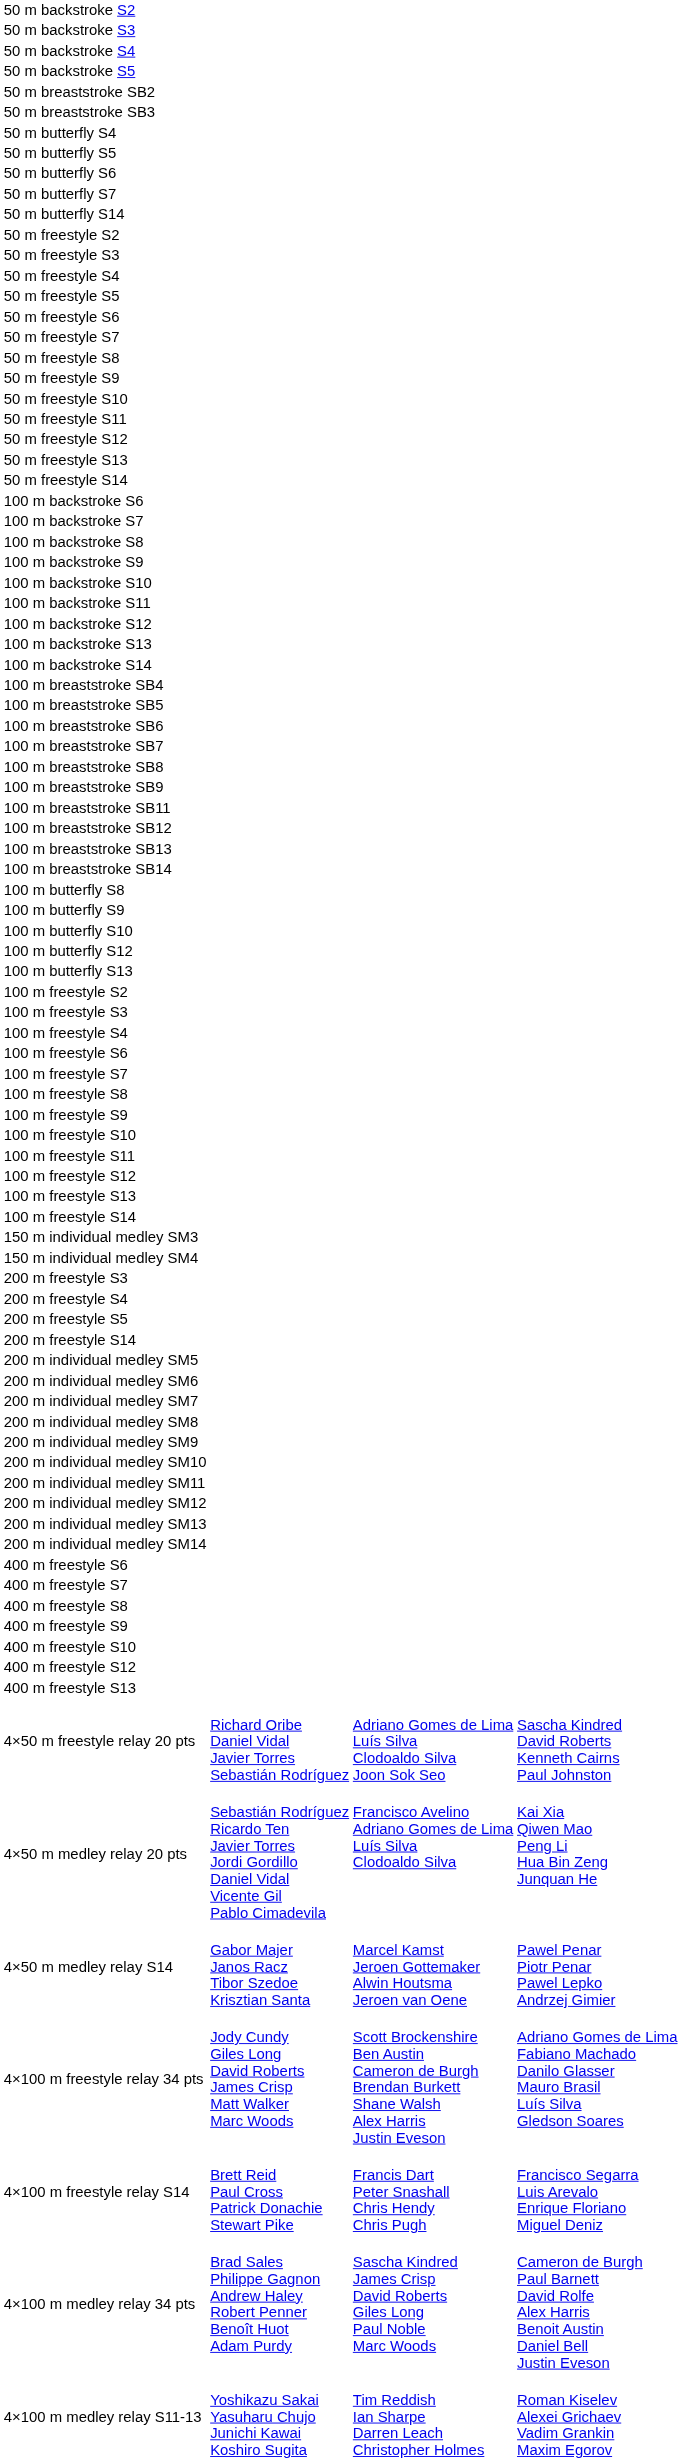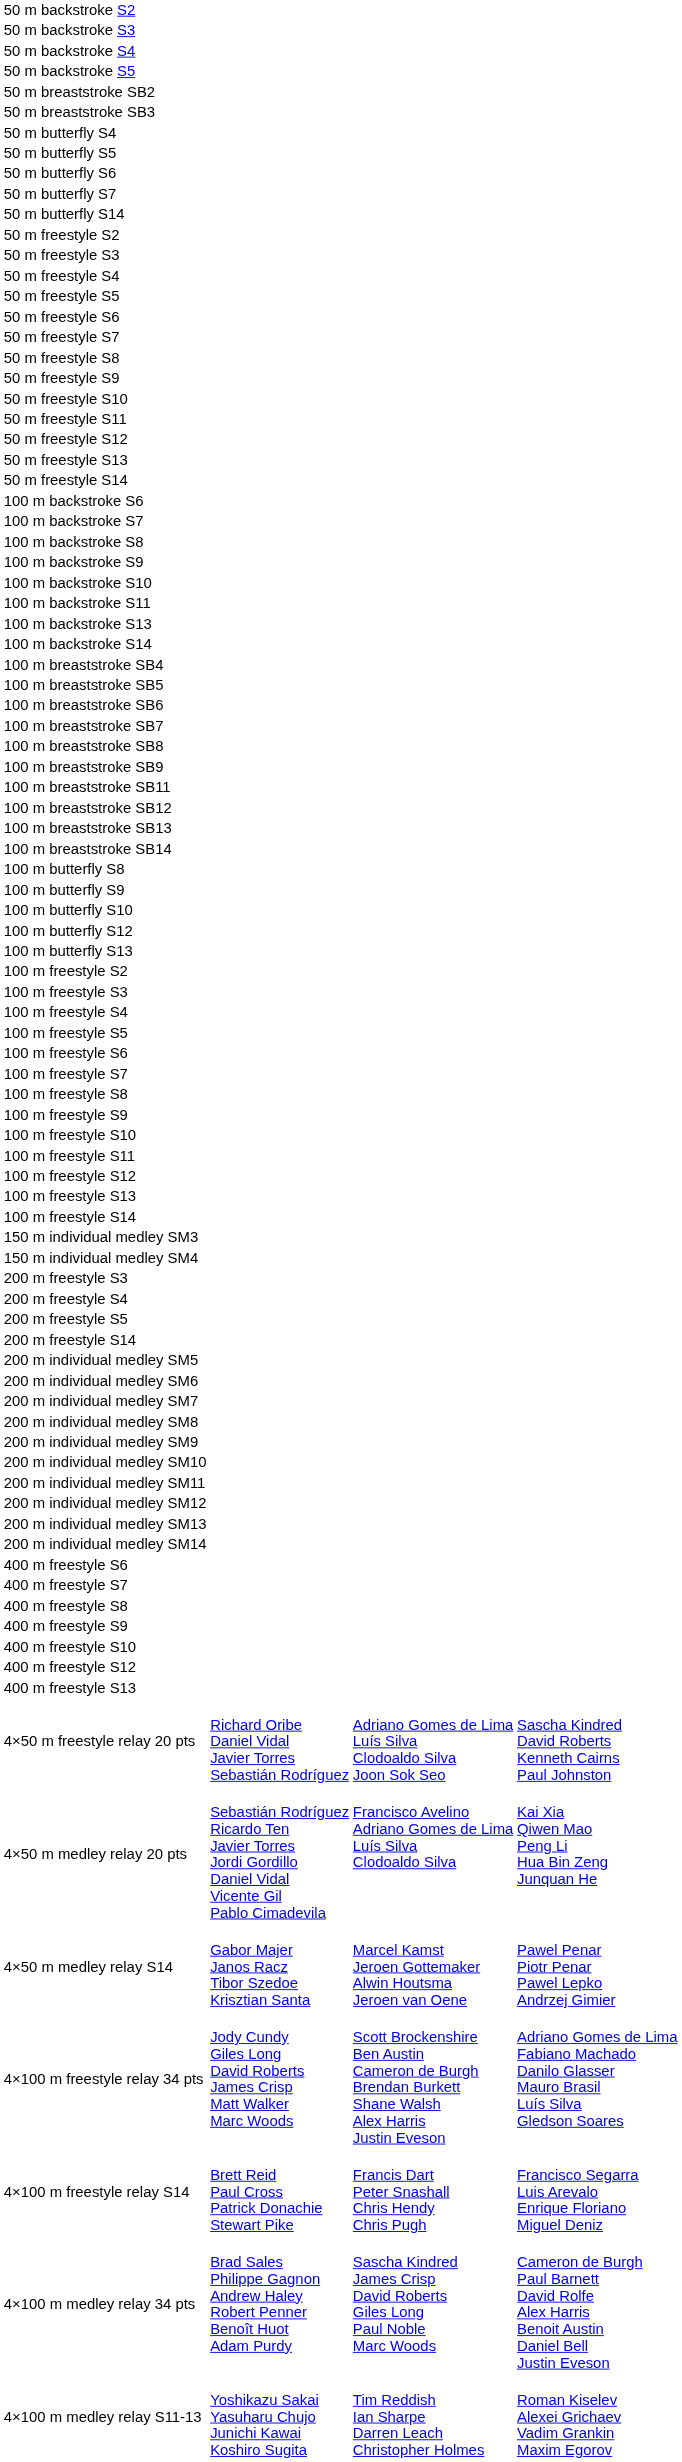- row: (78, 623)
+ row: (66, 1033)
